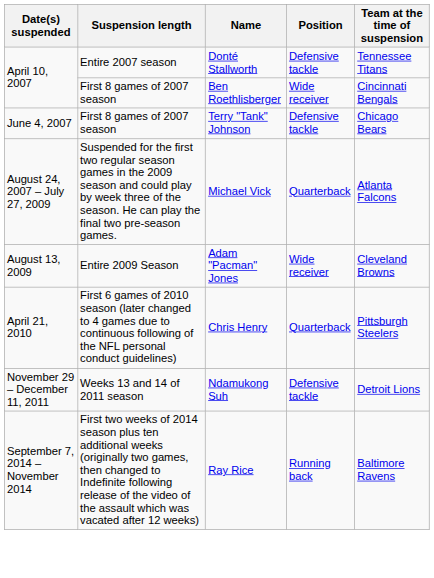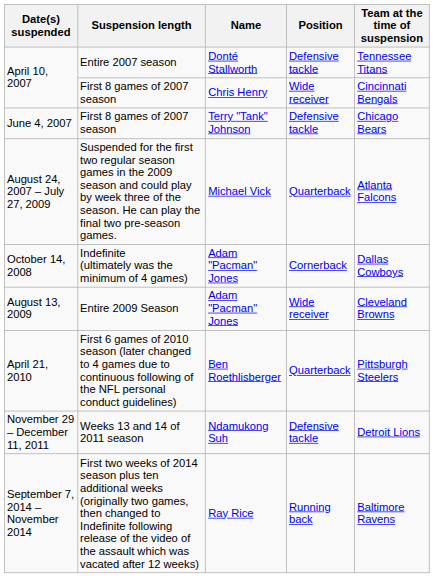(245, 93) Ben Roethlisberger -> (238, 93) Chris Henry
+ row: (36, 265)
(238, 327) Chris Henry -> (245, 370) Ben Roethlisberger
